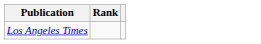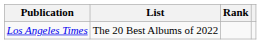+ column: (155, 13)
